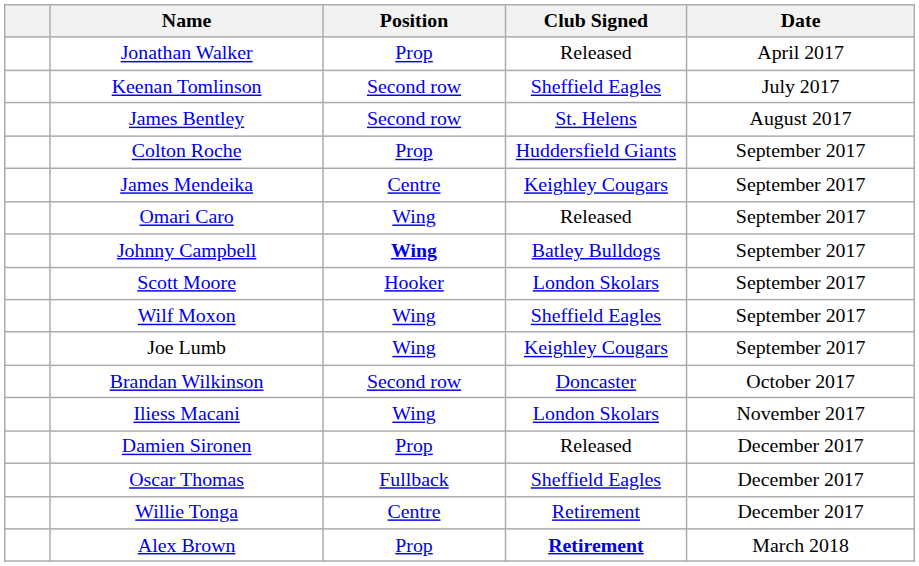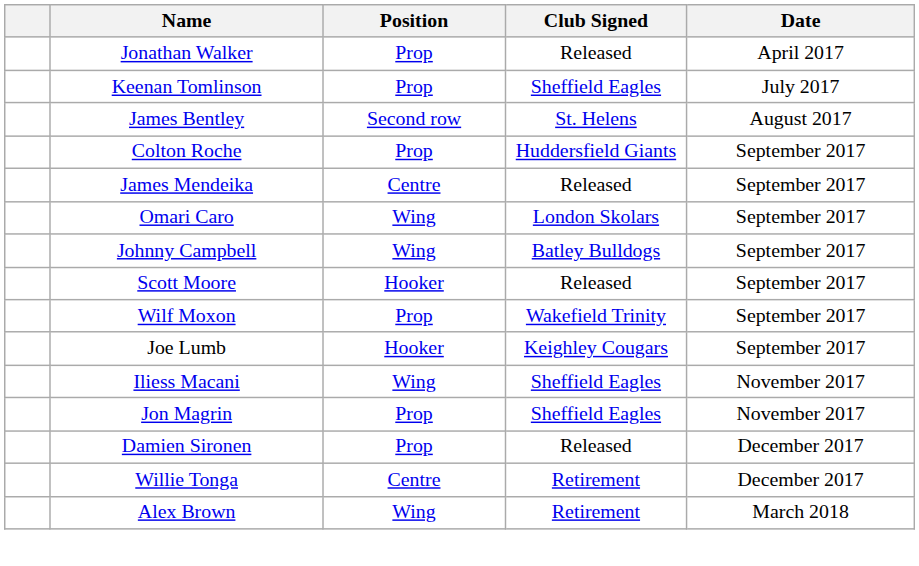(414, 85) Second row -> (414, 85) Prop
(596, 184) Keighley Cougars -> (596, 184) Released
(596, 217) Released -> (596, 217) London Skolars
(414, 249) bold -> (414, 249) normal
(596, 282) London Skolars -> (596, 282) Released
(414, 315) Wing -> (414, 315) Prop
(596, 315) Sheffield Eagles -> (596, 315) Wakefield Trinity
(414, 348) Wing -> (414, 348) Hooker
- row: (187, 380)
(596, 413) London Skolars -> (596, 380) Sheffield Eagles
+ row: (187, 413)
- row: (187, 479)
(414, 544) Prop -> (414, 511) Wing
(596, 544) bold -> (596, 511) normal
